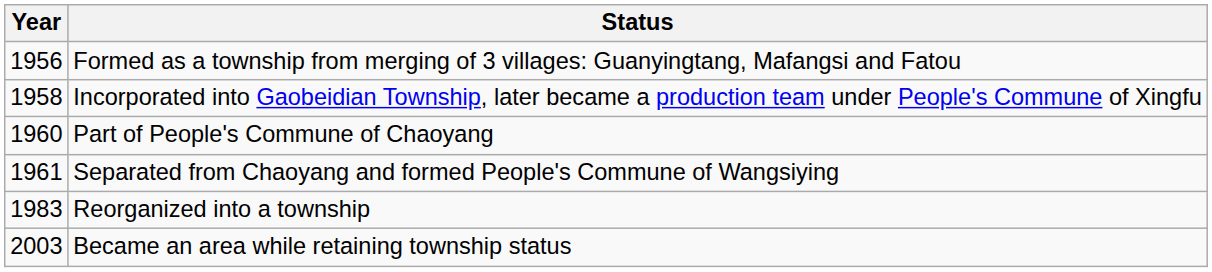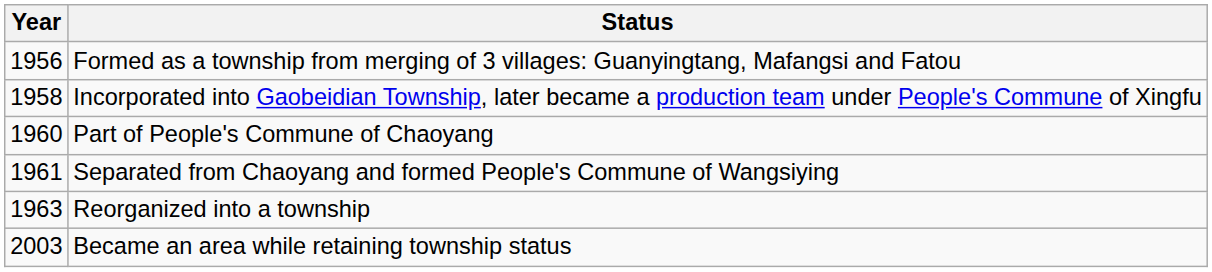(36, 209) 1983 -> (36, 209) 1963
